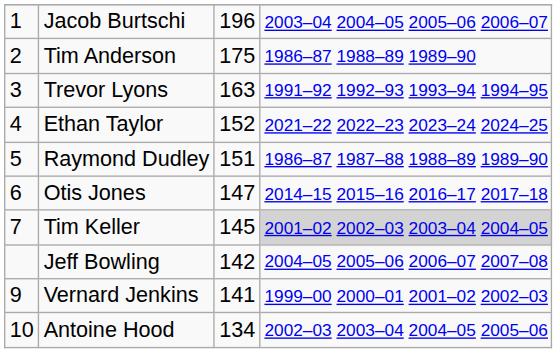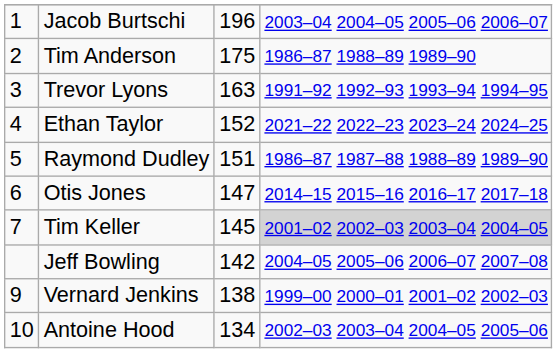(237, 295) 141 -> (237, 295) 138
